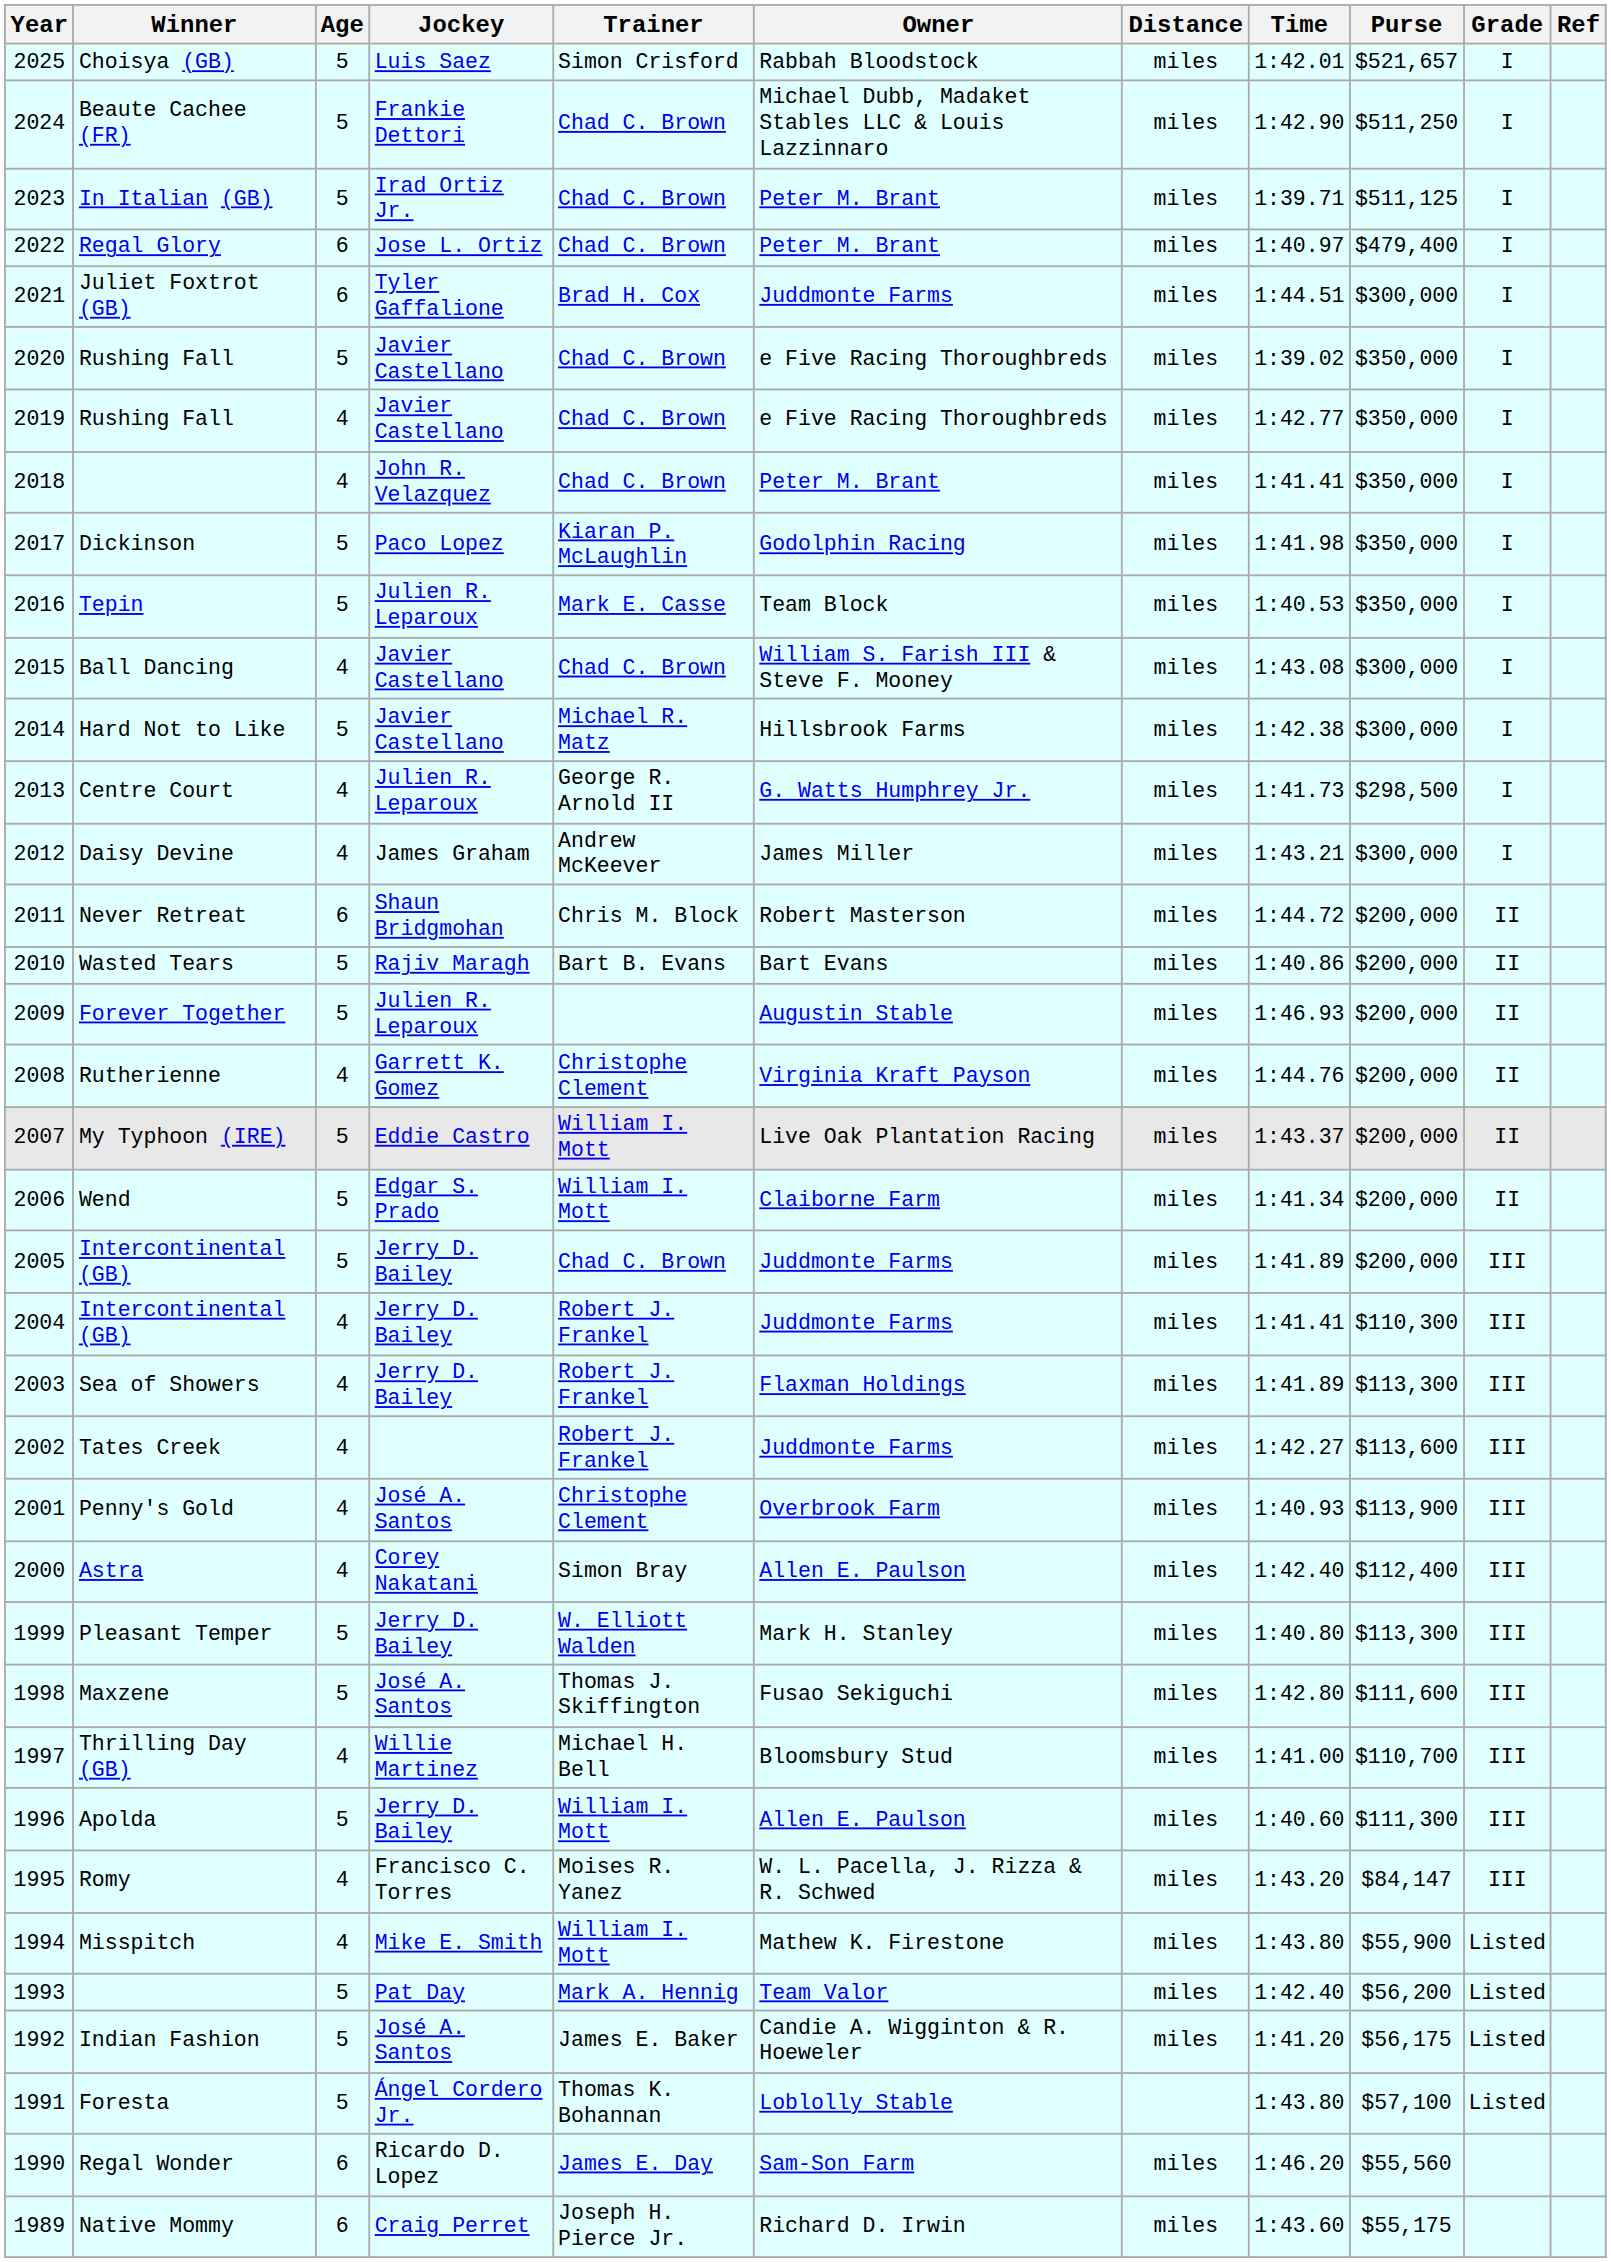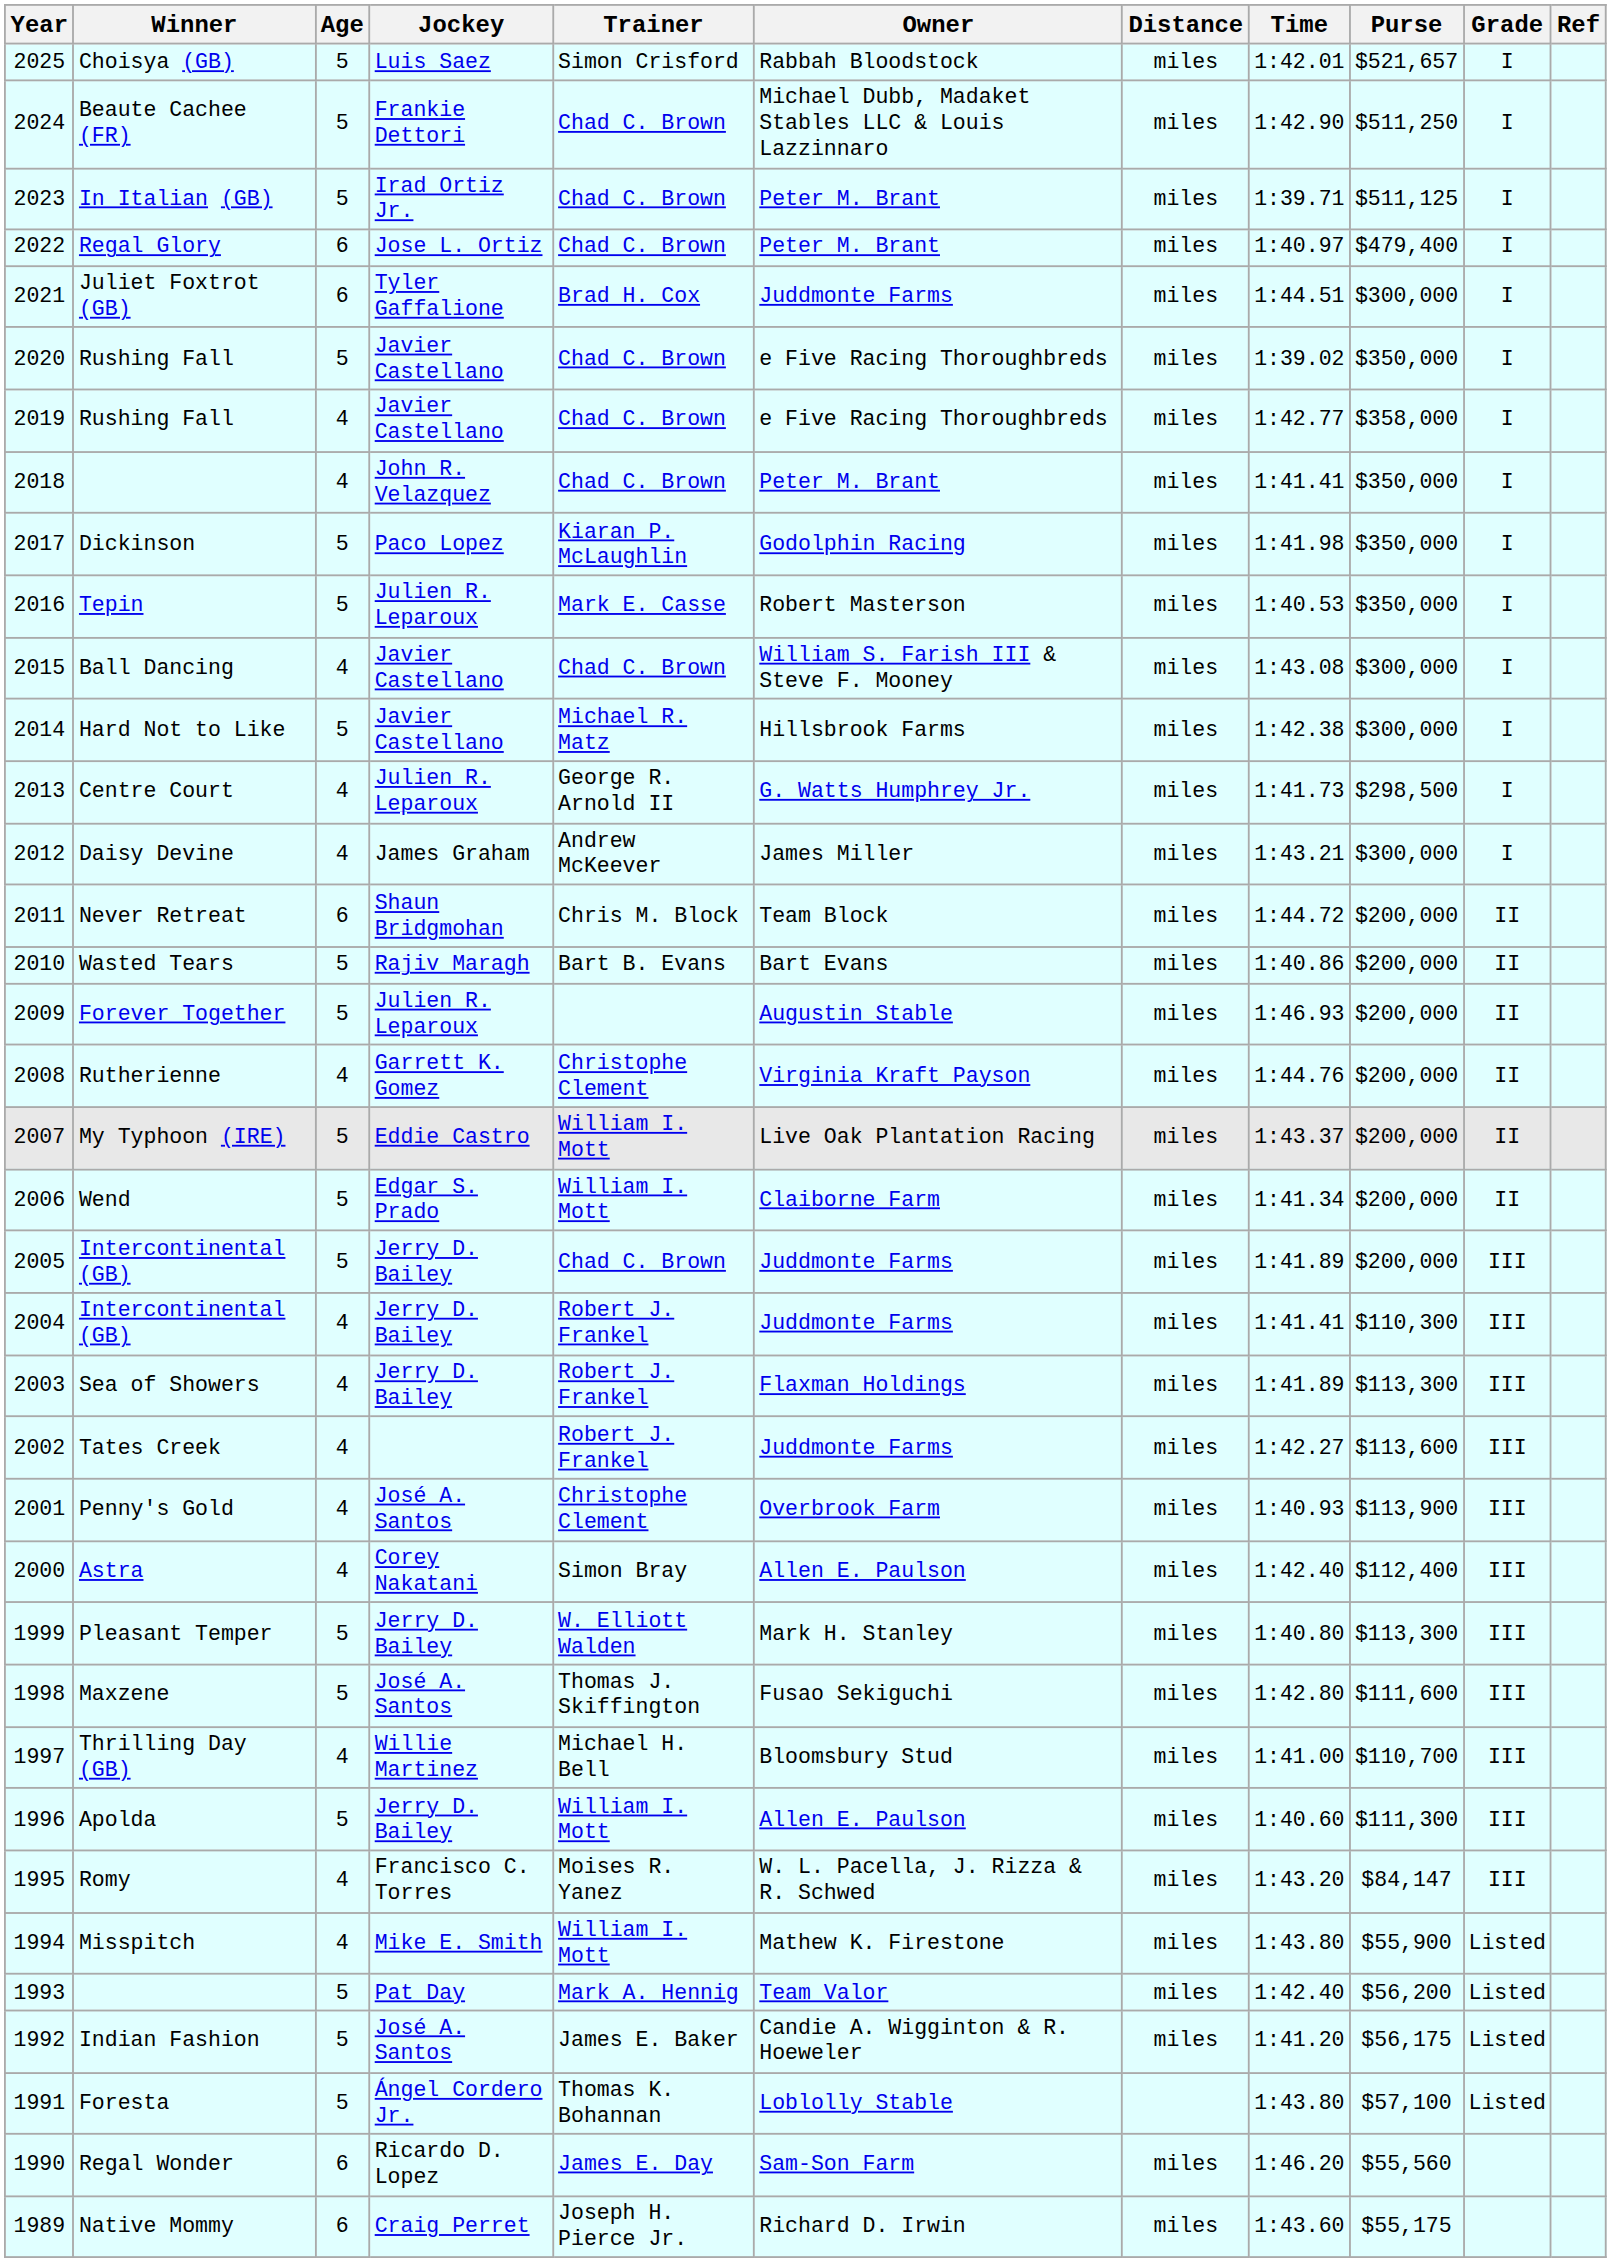(1407, 421) $350,000 -> (1407, 421) $358,000
(824, 606) Team Block -> (863, 606) Robert Masterson
(863, 916) Robert Masterson -> (824, 916) Team Block
